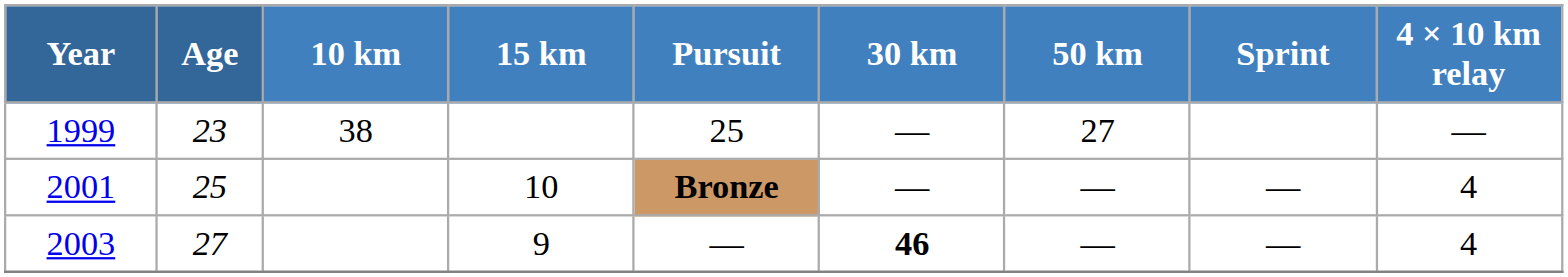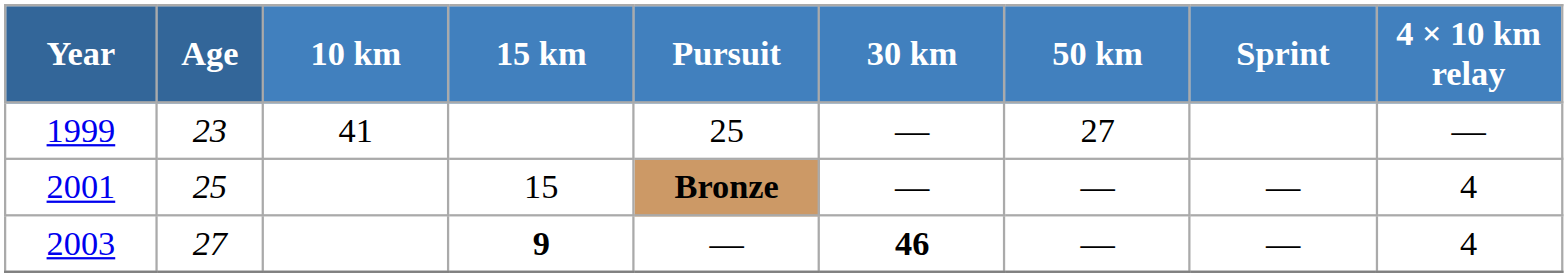(356, 130) 38 -> (356, 130) 41
(541, 186) 10 -> (541, 186) 15
(541, 243) normal -> (541, 243) bold
